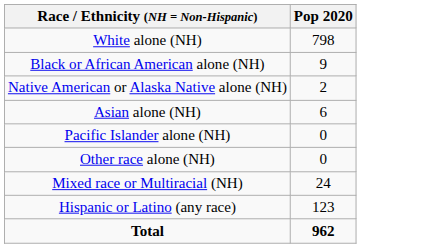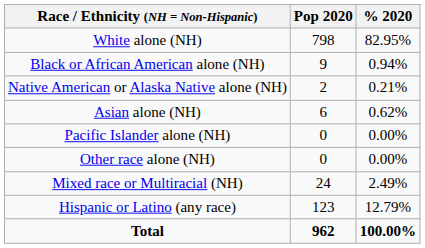+ column: (388, 16)
